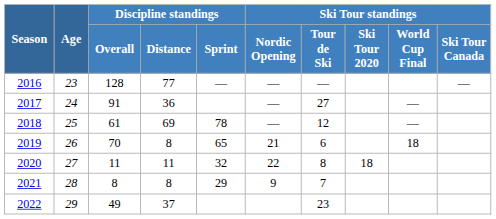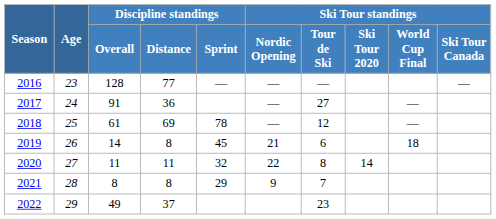(114, 143) 70 -> (114, 143) 14
(221, 143) 65 -> (221, 143) 45
(367, 163) 18 -> (367, 163) 14
